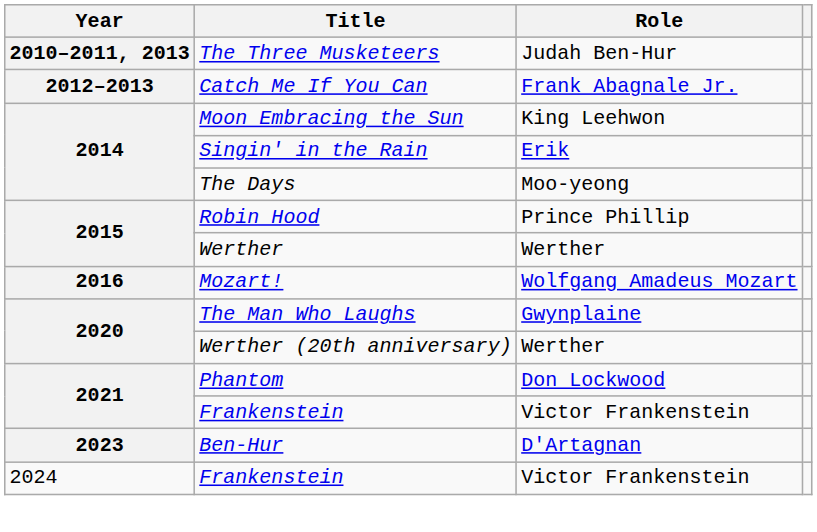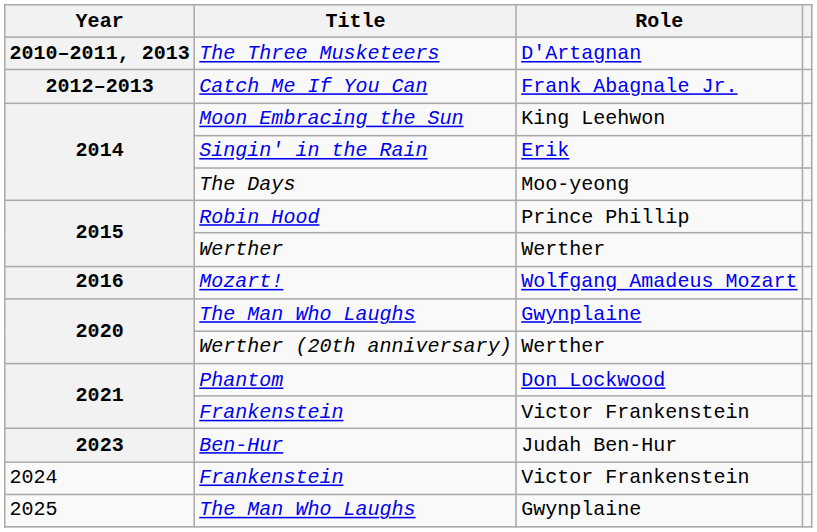(599, 54) Judah Ben-Hur -> (581, 54) D'Artagnan
(581, 445) D'Artagnan -> (599, 445) Judah Ben-Hur
+ row: (34, 511)
